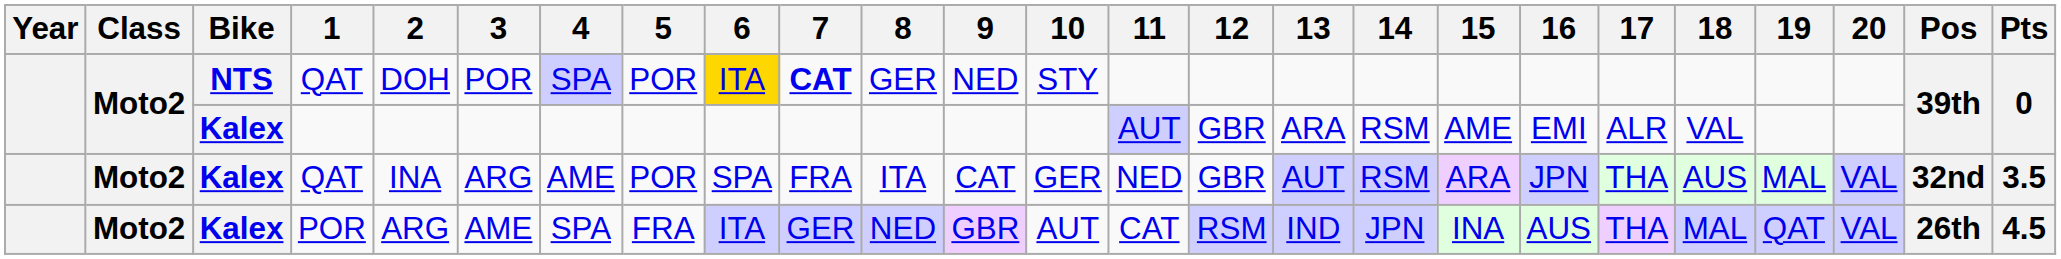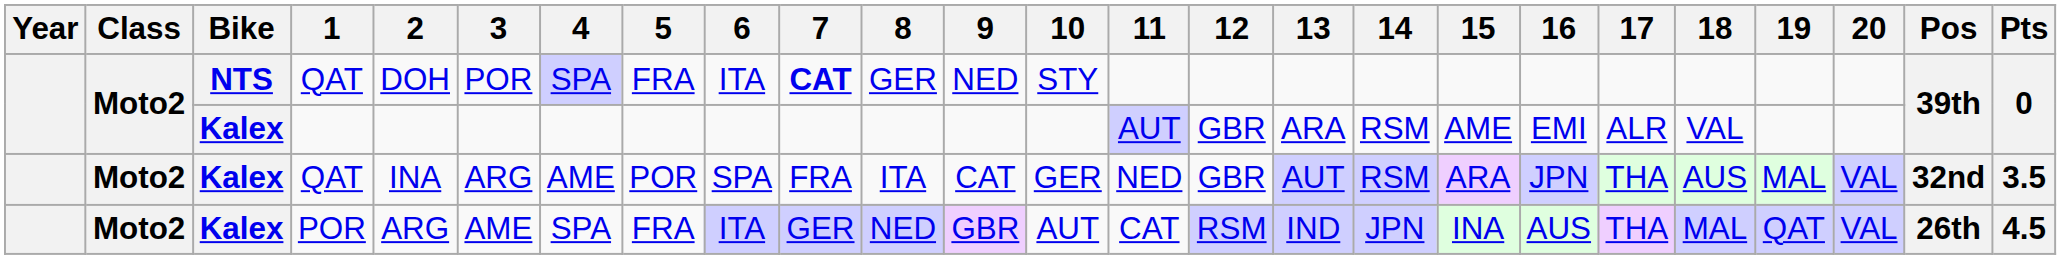(663, 79) POR -> (663, 79) FRA
(742, 79) gold background -> (742, 79) no background
